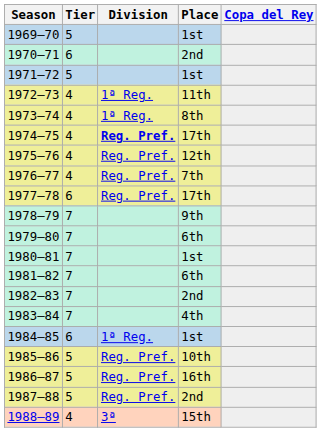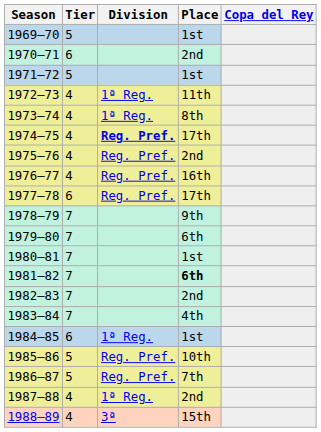(196, 155) 12th -> (192, 155) 2nd
(192, 176) 7th -> (196, 176) 16th
(192, 276) normal -> (192, 276) bold
(196, 377) 16th -> (192, 377) 7th
(69, 397) 5 -> (69, 397) 4
(138, 397) Reg. Pref. -> (127, 397) 1ª Reg.
